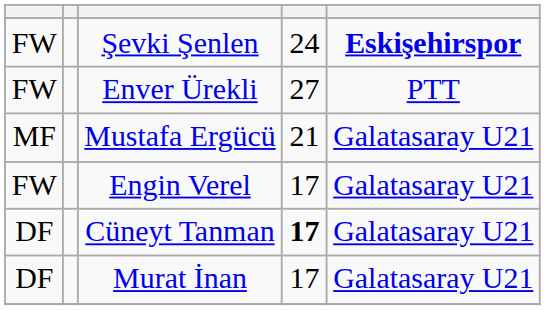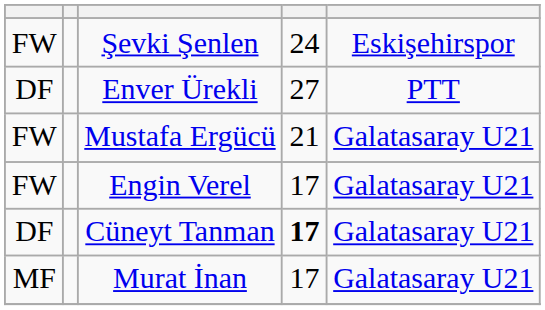(433, 42) bold -> (433, 42) normal
(34, 89) FW -> (34, 89) DF
(34, 136) MF -> (34, 136) FW
(34, 279) DF -> (34, 279) MF
